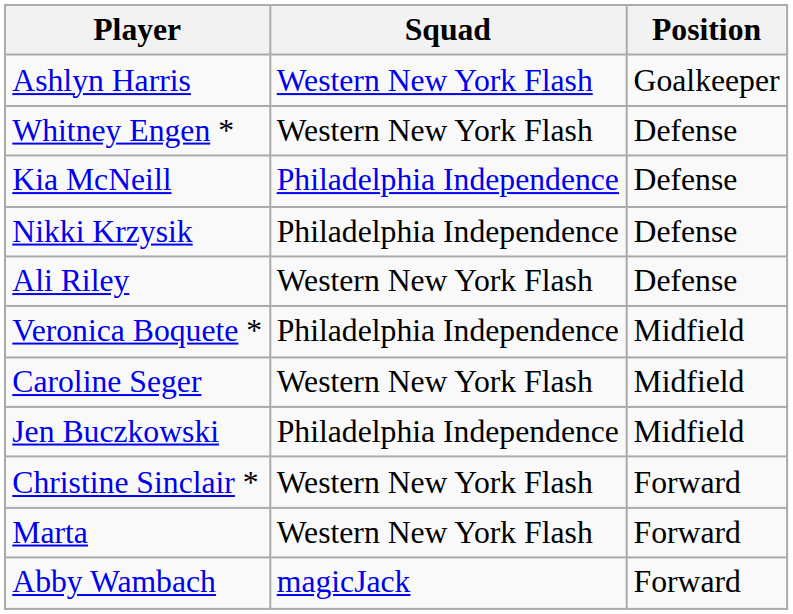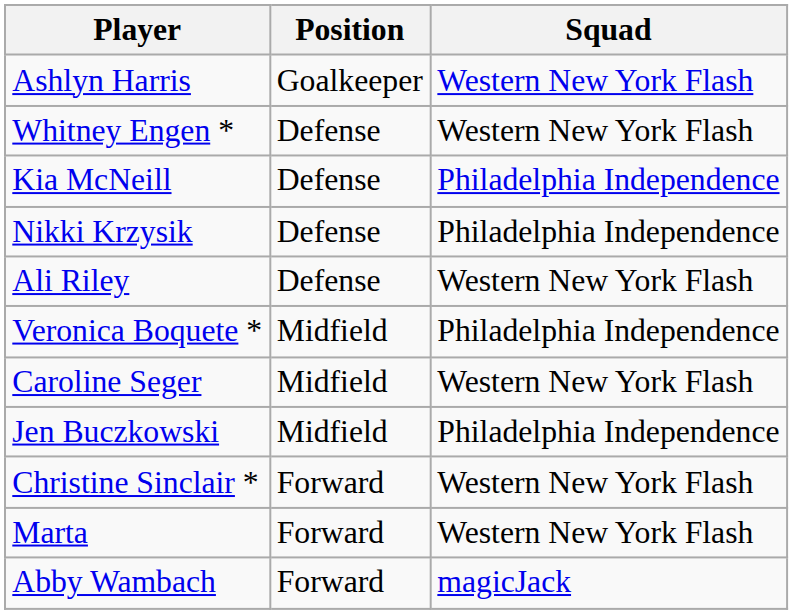columns swapped: (707, 29) <-> (448, 29)
